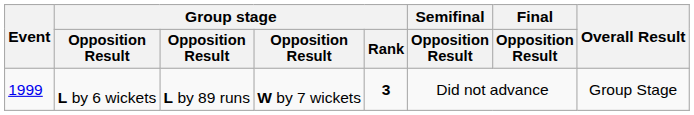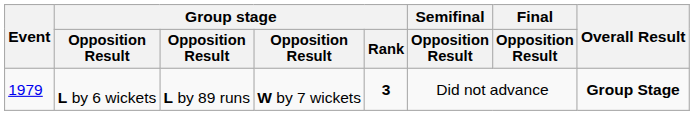(25, 90) 1999 -> (25, 90) 1979
(633, 90) normal -> (633, 90) bold
